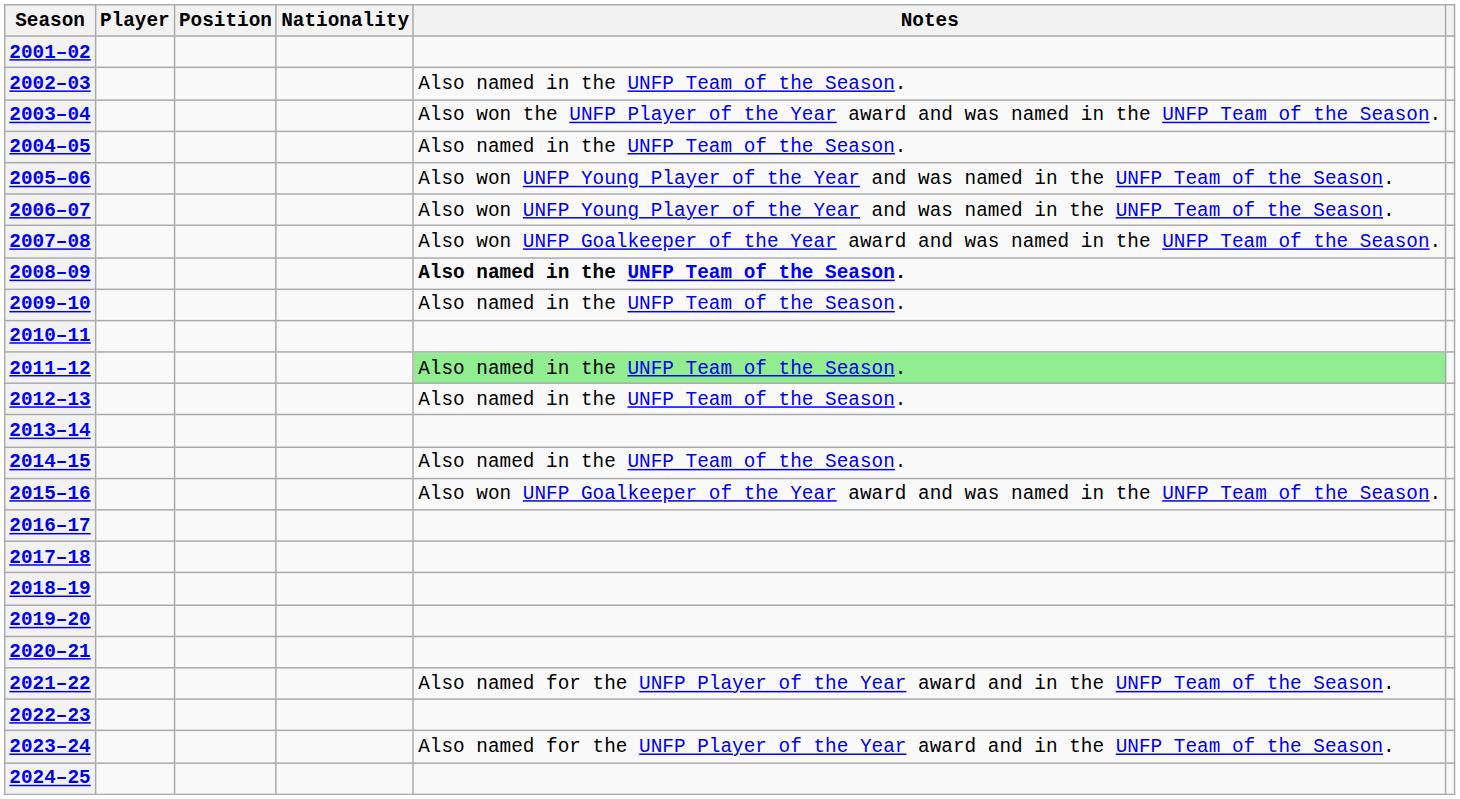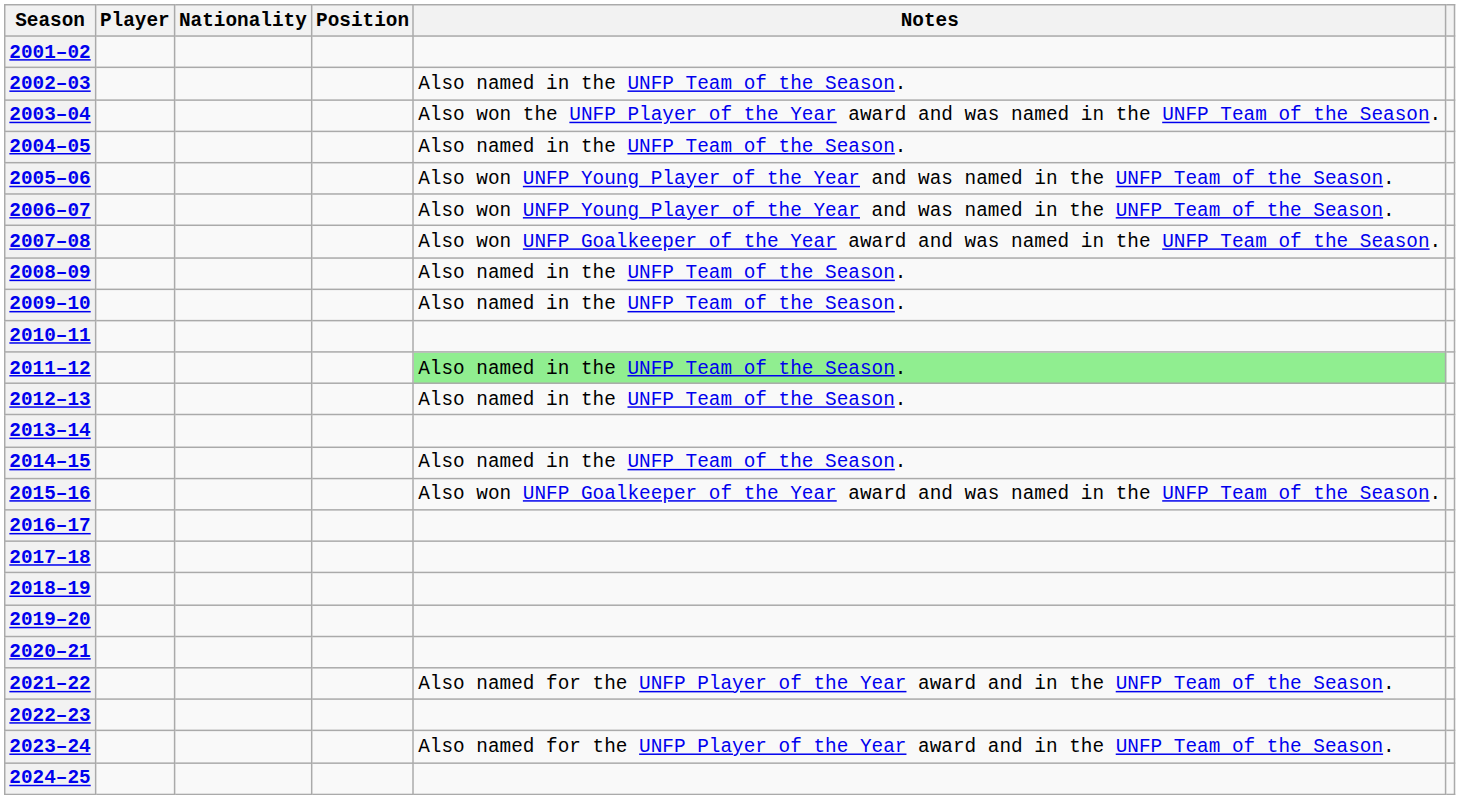columns swapped: (345, 21) <-> (225, 21)
(662, 273) bold -> (662, 273) normal
